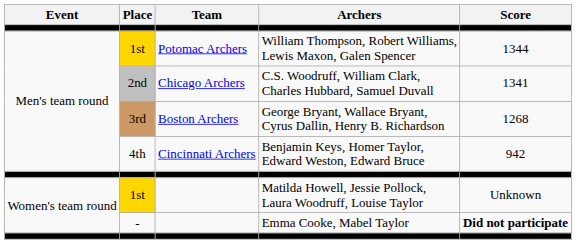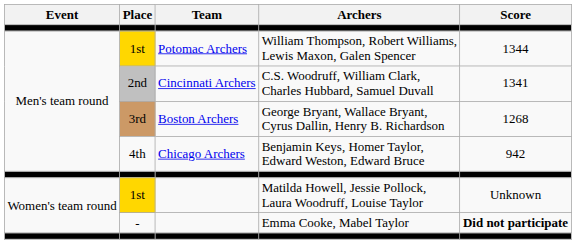(201, 83) Chicago Archers -> (207, 83) Cincinnati Archers
(207, 153) Cincinnati Archers -> (201, 153) Chicago Archers
